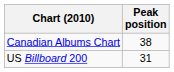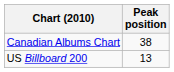(146, 59) 31 -> (146, 59) 13
